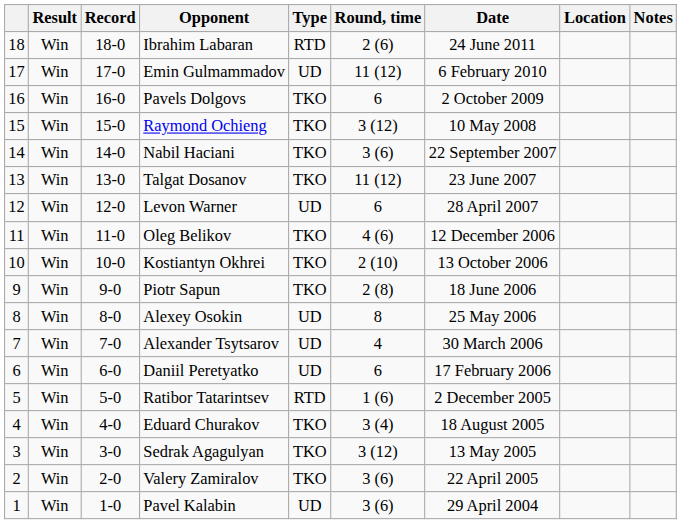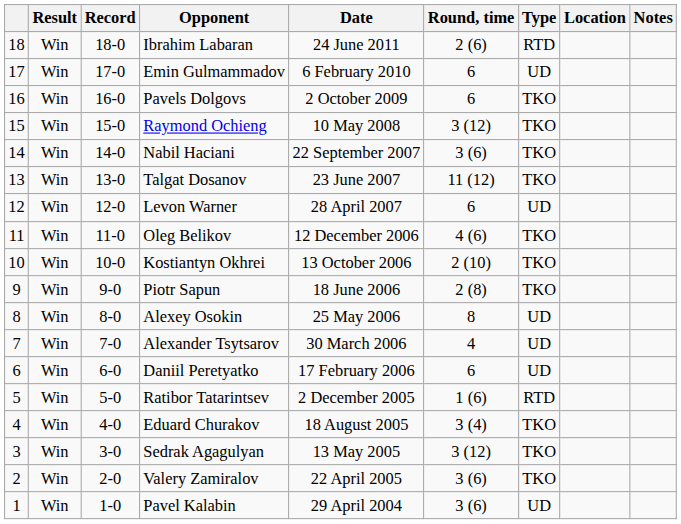columns swapped: (310, 18) <-> (493, 18)
(378, 72) 11 (12) -> (471, 72) 6
